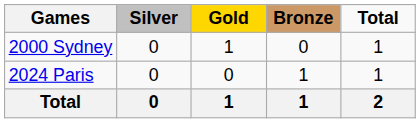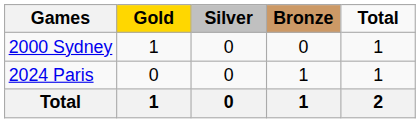columns swapped: (229, 18) <-> (154, 18)
